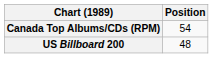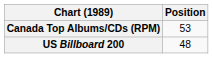(185, 28) 54 -> (185, 28) 53
